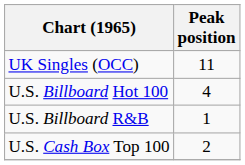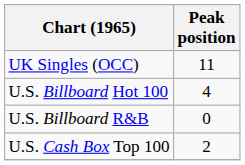(207, 118) 1 -> (207, 118) 0
